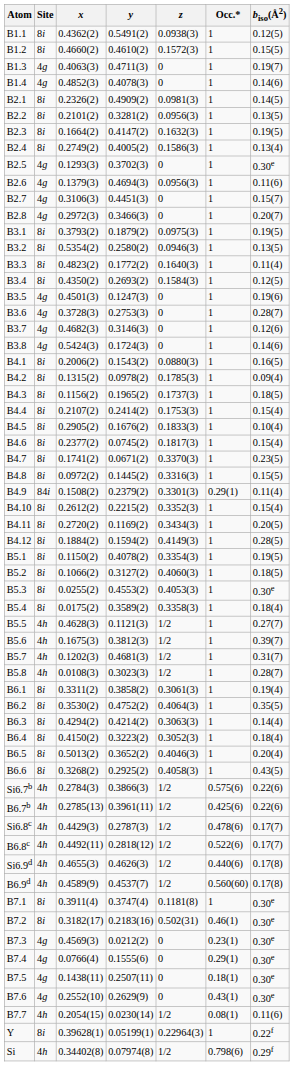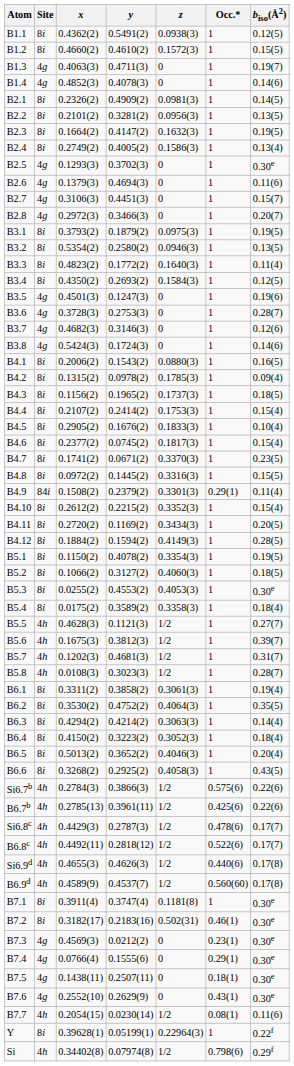(178, 183) 0.0956(3) -> (161, 183) 0
